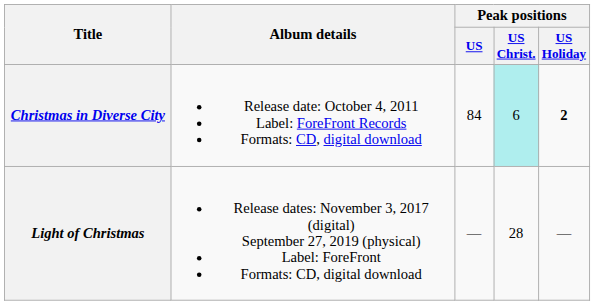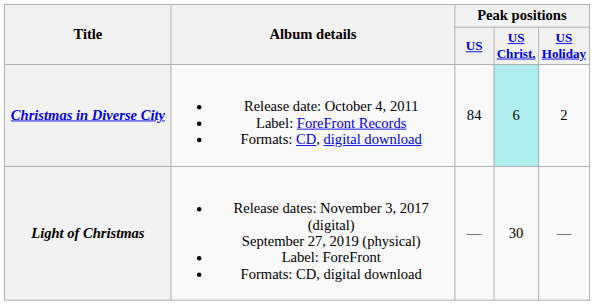(564, 115) bold -> (564, 115) normal
(516, 233) 28 -> (516, 233) 30
